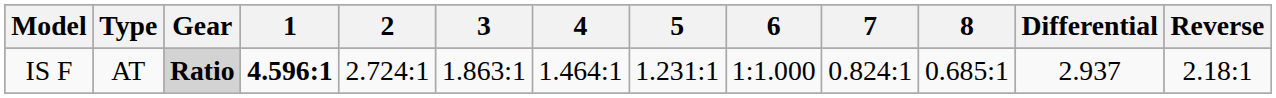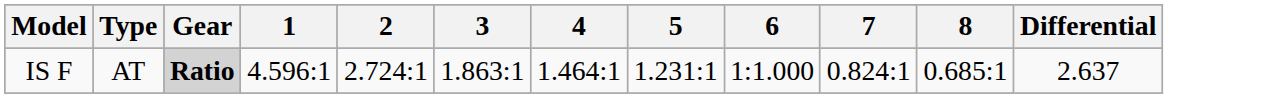- column: (1217, 26)
(290, 70) bold -> (289, 70) normal
(1090, 70) 2.937 -> (1088, 70) 2.637
